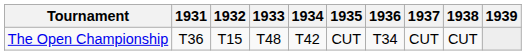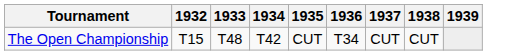- column: (191, 16)
